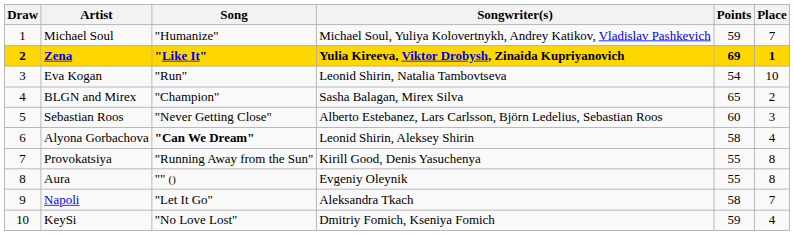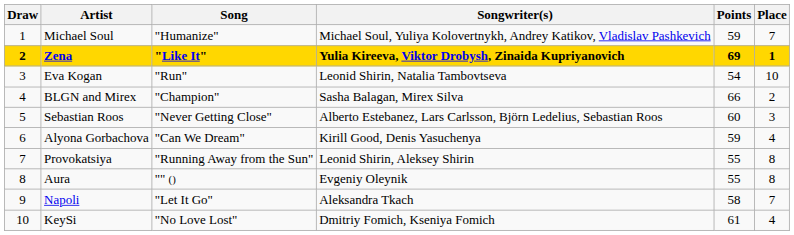(734, 96) 65 -> (734, 96) 66
(205, 138) bold -> (200, 138) normal
(397, 138) Leonid Shirin, Aleksey Shirin -> (400, 138) Kirill Good, Denis Yasuchenya
(734, 138) 58 -> (734, 138) 59
(400, 158) Kirill Good, Denis Yasuchenya -> (397, 158) Leonid Shirin, Aleksey Shirin
(734, 220) 59 -> (734, 220) 61
